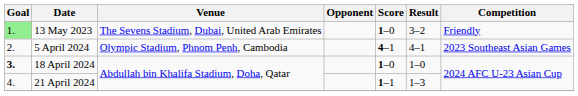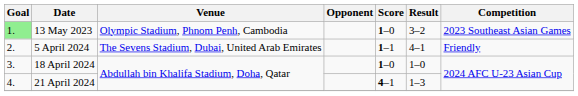(211, 30) The Sevens Stadium, Dubai, United Arab Emirates -> (194, 30) Olympic Stadium, Phnom Penh, Cambodia
(462, 30) Friendly -> (507, 30) 2023 Southeast Asian Games
(194, 47) Olympic Stadium, Phnom Penh, Cambodia -> (211, 47) The Sevens Stadium, Dubai, United Arab Emirates
(386, 47) 4–1 -> (386, 47) 1–1
(507, 47) 2023 Southeast Asian Games -> (462, 47) Friendly
(11, 64) bold -> (11, 64) normal
(386, 82) 1–1 -> (386, 82) 4–1
